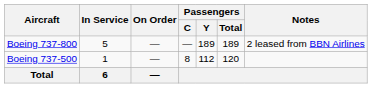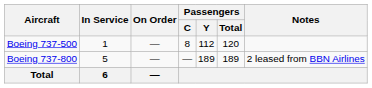rows swapped: (42, 59) <-> (42, 43)
